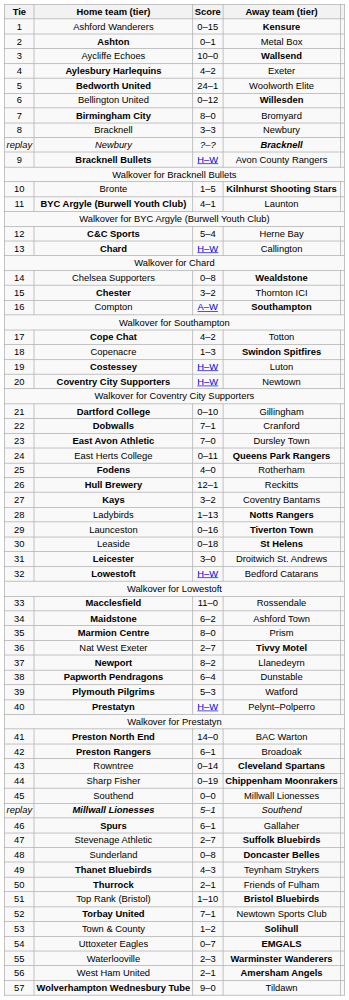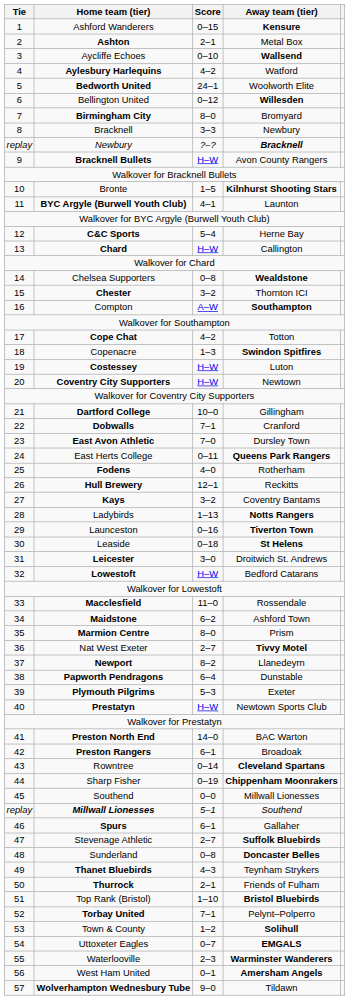(208, 41) 0–1 -> (208, 41) 2–1
(208, 56) 10–0 -> (208, 56) 0–10
(282, 71) Exeter -> (282, 71) Watford
(208, 411) 0–10 -> (208, 411) 10–0
(282, 692) Watford -> (282, 692) Exeter
(282, 707) Pelynt–Polperro -> (282, 707) Newtown Sports Club
(282, 914) Newtown Sports Club -> (282, 914) Pelynt–Polperro
(208, 973) 2–1 -> (208, 973) 0–1
